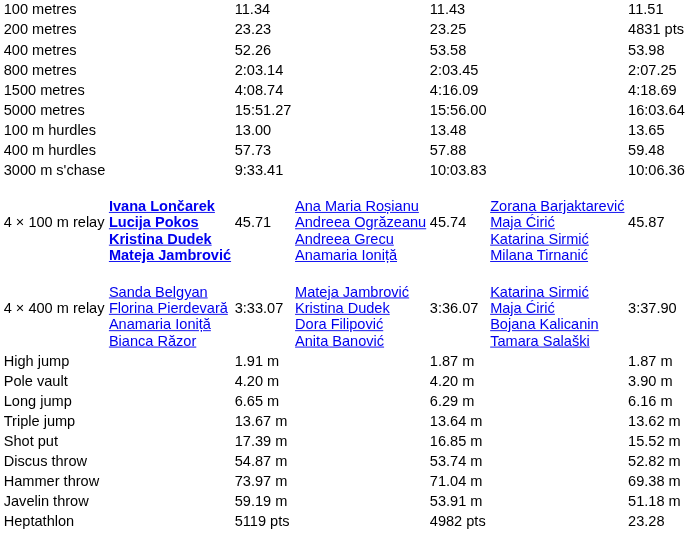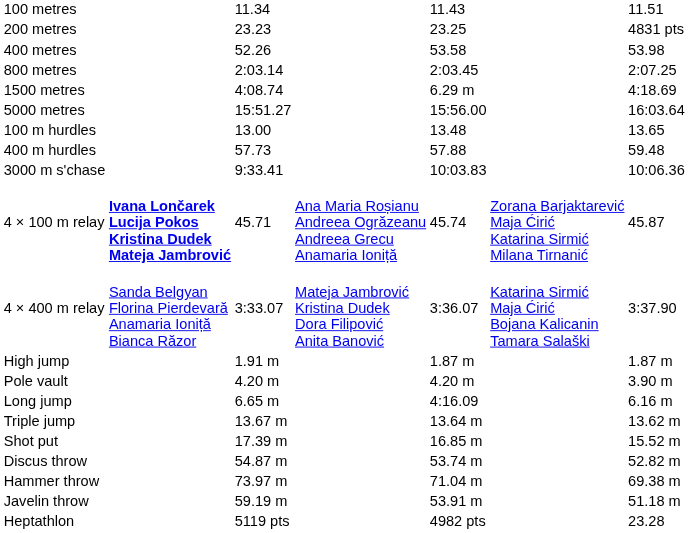(454, 90) 4:16.09 -> (452, 90) 6.29 m
(452, 401) 6.29 m -> (454, 401) 4:16.09
